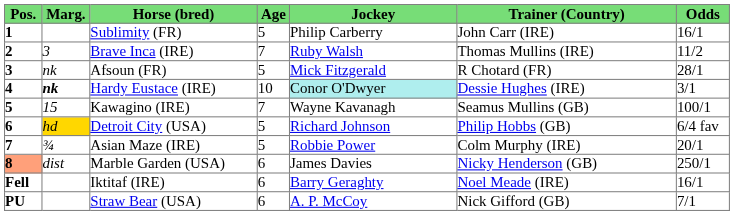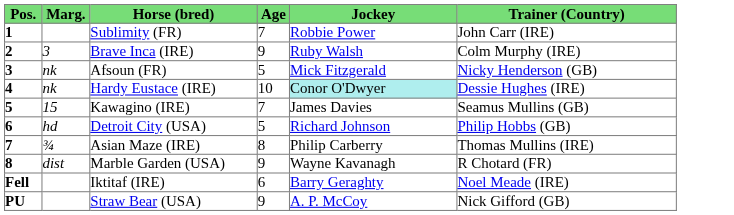- column: (703, 13)
(262, 32) 5 -> (262, 32) 7
(336, 32) Philip Carberry -> (333, 32) Robbie Power
(262, 51) 7 -> (262, 51) 9
(526, 51) Thomas Mullins (IRE) -> (519, 51) Colm Murphy (IRE)
(504, 70) R Chotard (FR) -> (527, 70) Nicky Henderson (GB)
(50, 88) bold -> (50, 88) normal
(343, 107) Wayne Kavanagh -> (331, 107) James Davies
(50, 126) gold background -> (50, 126) no background
(262, 144) 5 -> (262, 144) 8
(333, 144) Robbie Power -> (336, 144) Philip Carberry
(519, 144) Colm Murphy (IRE) -> (526, 144) Thomas Mullins (IRE)
(9, 163) lightsalmon background -> (9, 163) no background
(262, 163) 6 -> (262, 163) 9
(331, 163) James Davies -> (343, 163) Wayne Kavanagh
(527, 163) Nicky Henderson (GB) -> (504, 163) R Chotard (FR)
(262, 201) 6 -> (262, 201) 9
